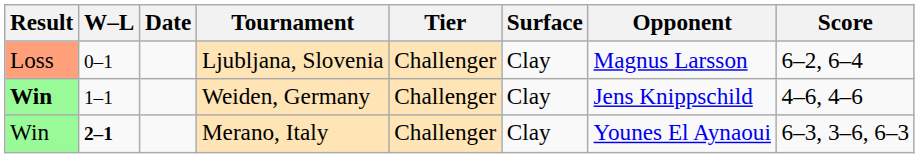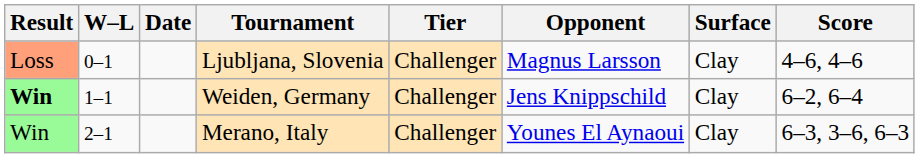columns swapped: (545, 22) <-> (682, 22)
(822, 59) 6–2, 6–4 -> (822, 59) 4–6, 4–6
(822, 96) 4–6, 4–6 -> (822, 96) 6–2, 6–4
(98, 133) bold -> (98, 134) normal
